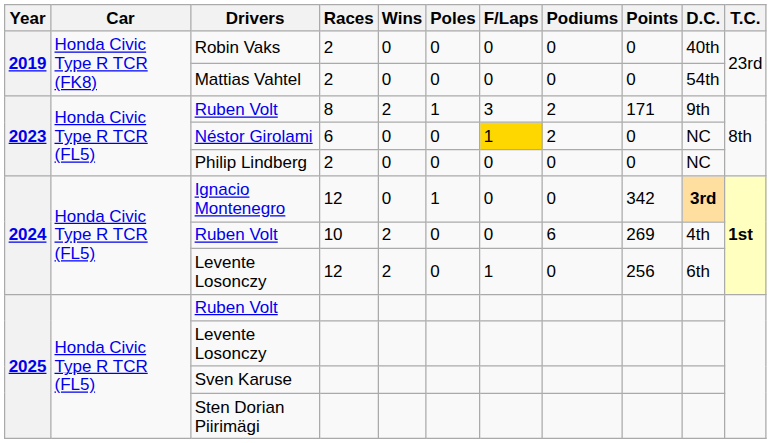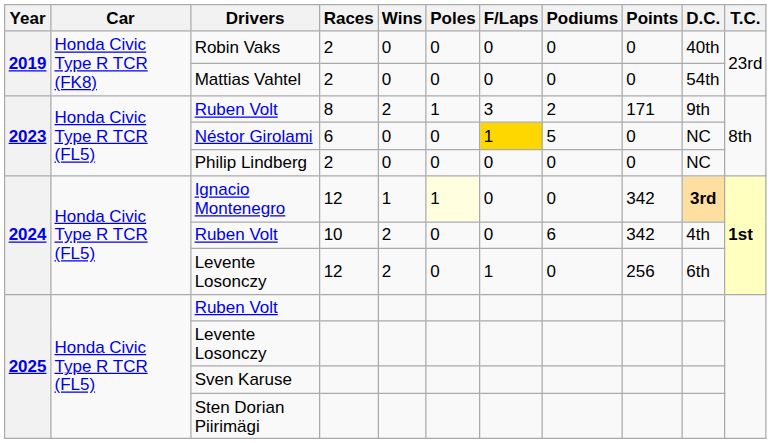(551, 136) 2 -> (551, 136) 5
(387, 198) 0 -> (387, 198) 1
(435, 198) no background -> (435, 198) lightyellow background
(640, 235) 269 -> (640, 235) 342
